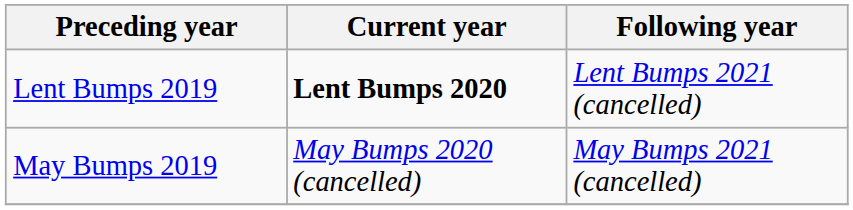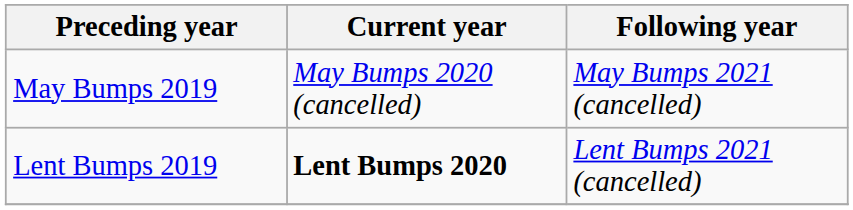rows swapped: (115, 88) <-> (115, 165)
